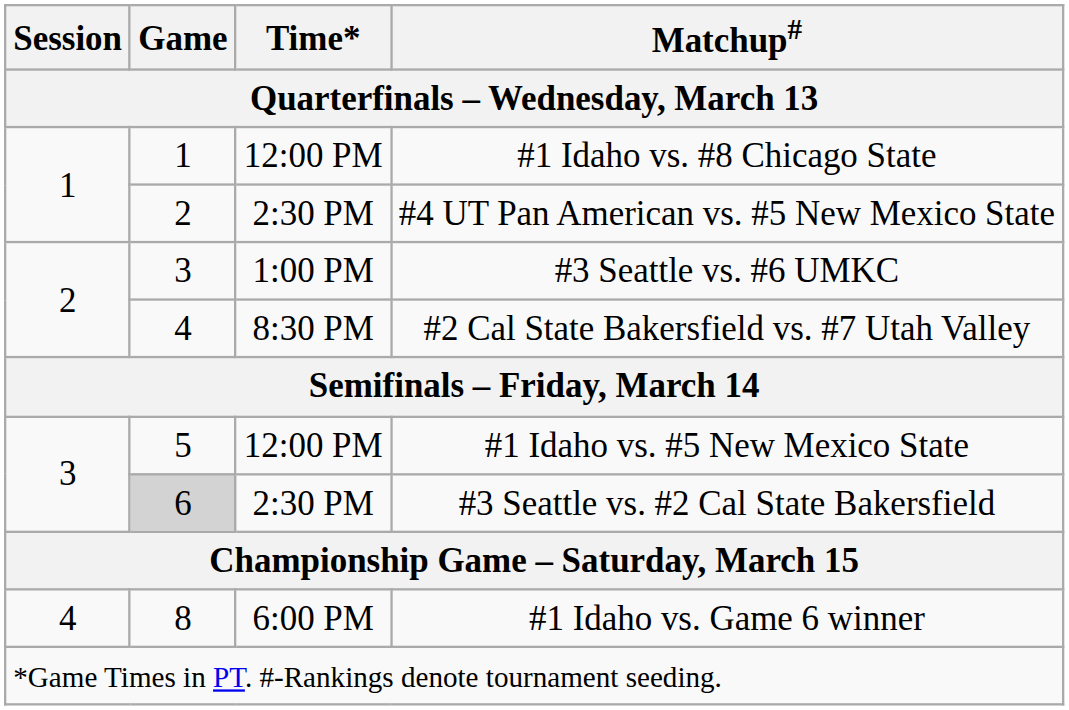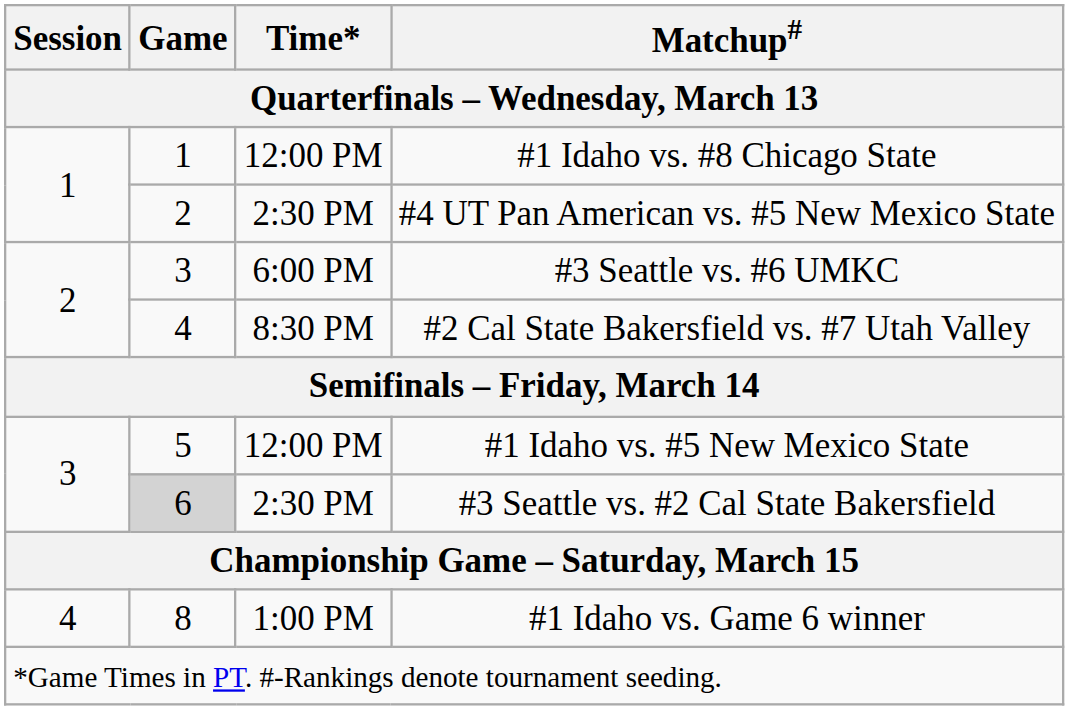(313, 271) 1:00 PM -> (313, 271) 6:00 PM
(313, 616) 6:00 PM -> (313, 616) 1:00 PM
